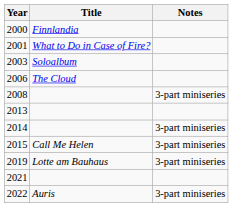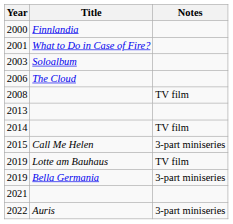(190, 95) 3-part miniseries -> (172, 95) TV film
(190, 128) 3-part miniseries -> (172, 128) TV film
(190, 161) 3-part miniseries -> (172, 161) TV film
+ row: (17, 177)
